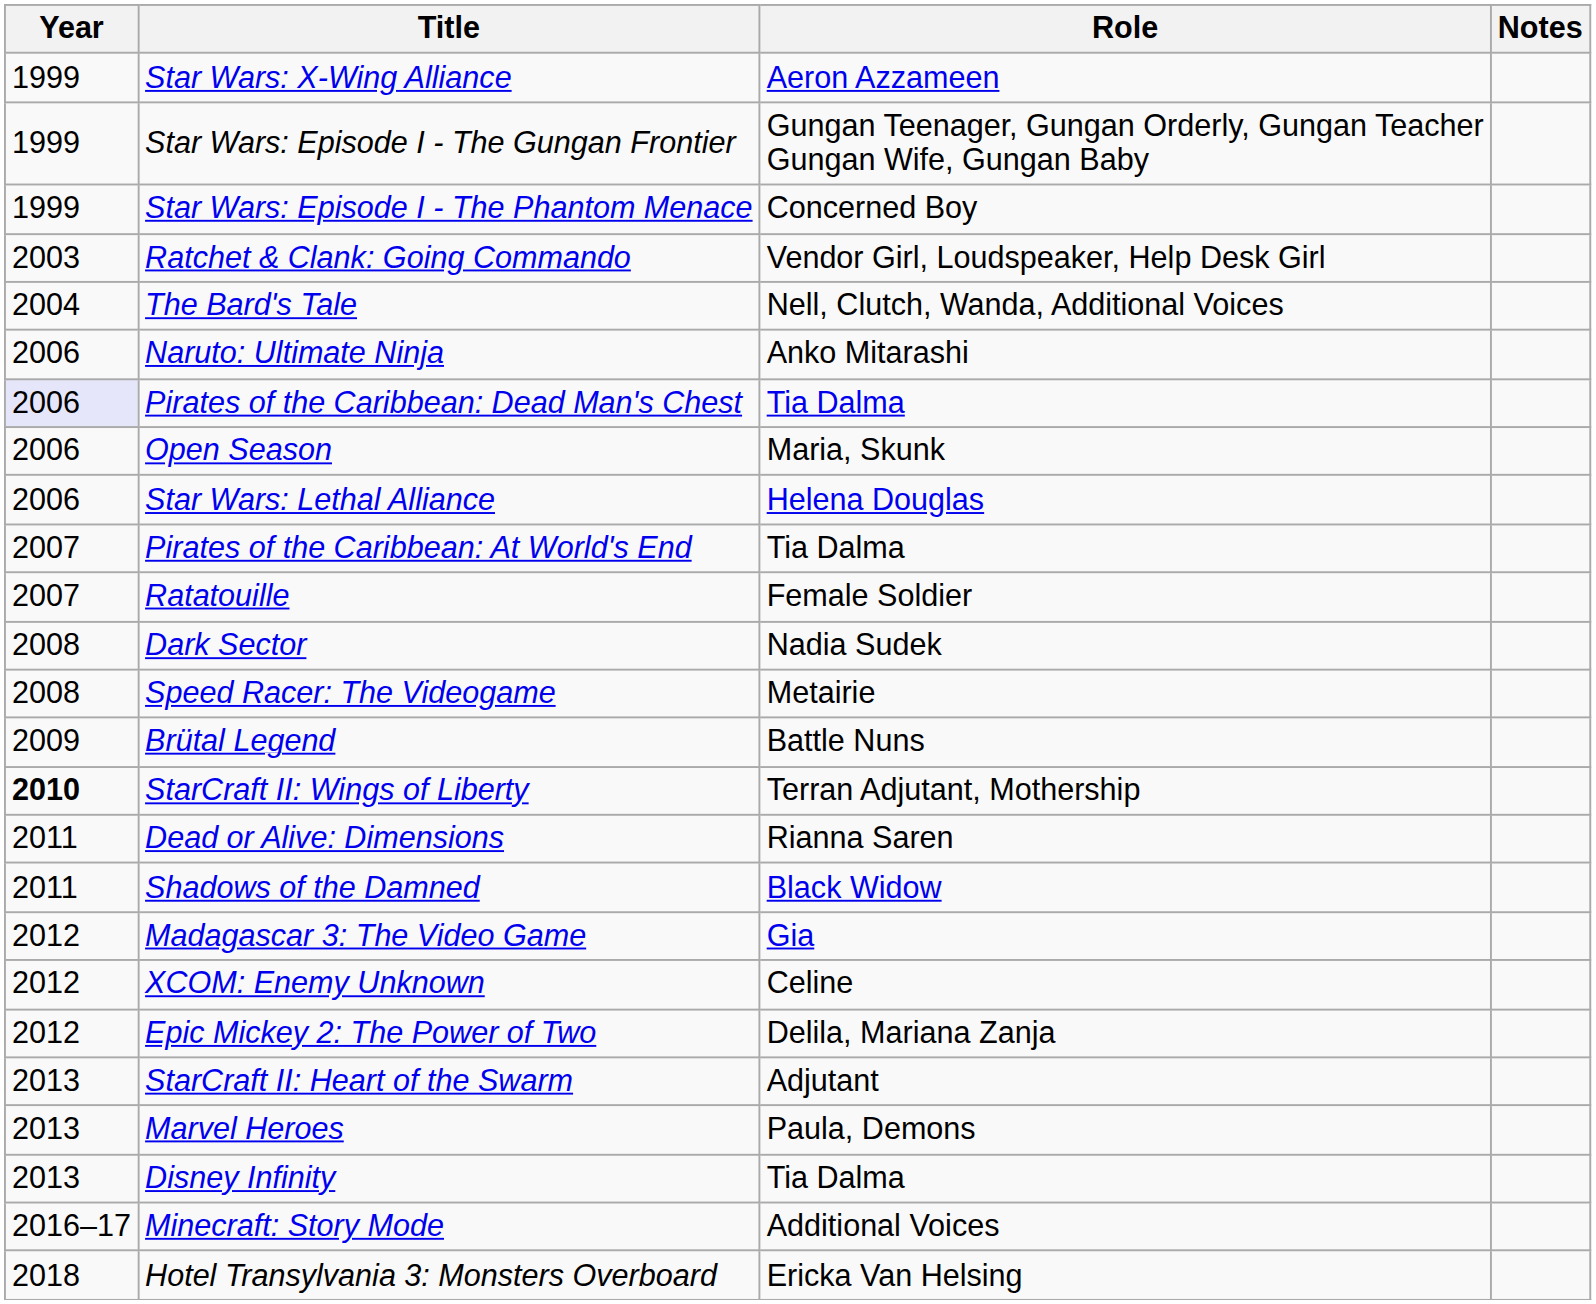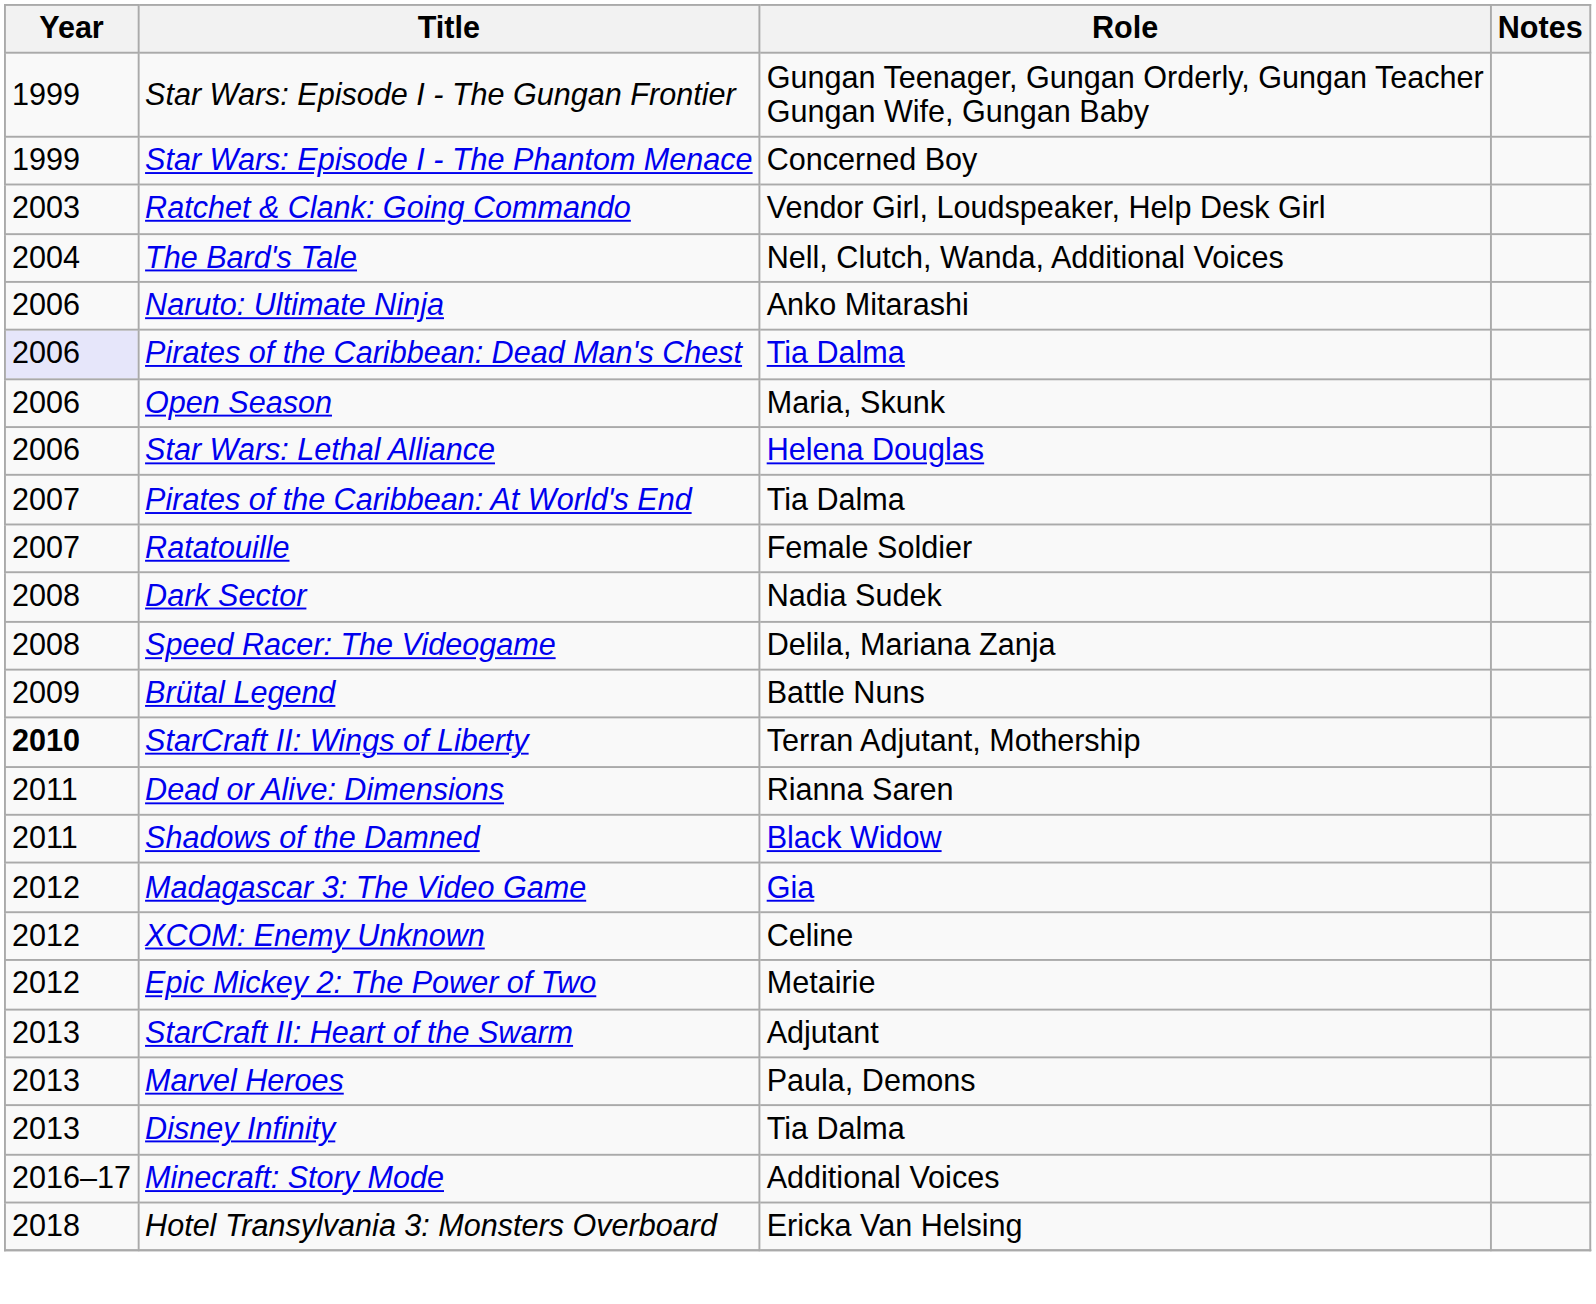- row: (328, 77)
(821, 693) Metairie -> (911, 644) Delila, Mariana Zanja
(911, 1032) Delila, Mariana Zanja -> (821, 983) Metairie
